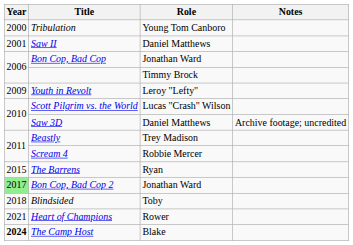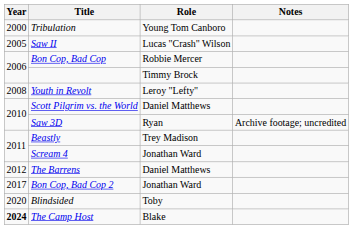(17, 43) 2001 -> (17, 43) 2005
(176, 43) Daniel Matthews -> (186, 43) Lucas "Crash" Wilson
(172, 59) Jonathan Ward -> (172, 59) Robbie Mercer
(17, 91) 2009 -> (17, 91) 2008
(186, 106) Lucas "Crash" Wilson -> (176, 106) Daniel Matthews
(176, 122) Daniel Matthews -> (153, 122) Ryan
(172, 153) Robbie Mercer -> (172, 153) Jonathan Ward
(17, 169) 2015 -> (17, 169) 2012
(153, 169) Ryan -> (176, 169) Daniel Matthews
(17, 185) lightgreen background -> (17, 185) no background
(17, 201) 2018 -> (17, 201) 2020
- row: (72, 216)
